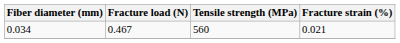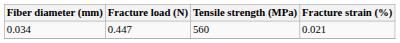(120, 30) 0.467 -> (120, 30) 0.447
